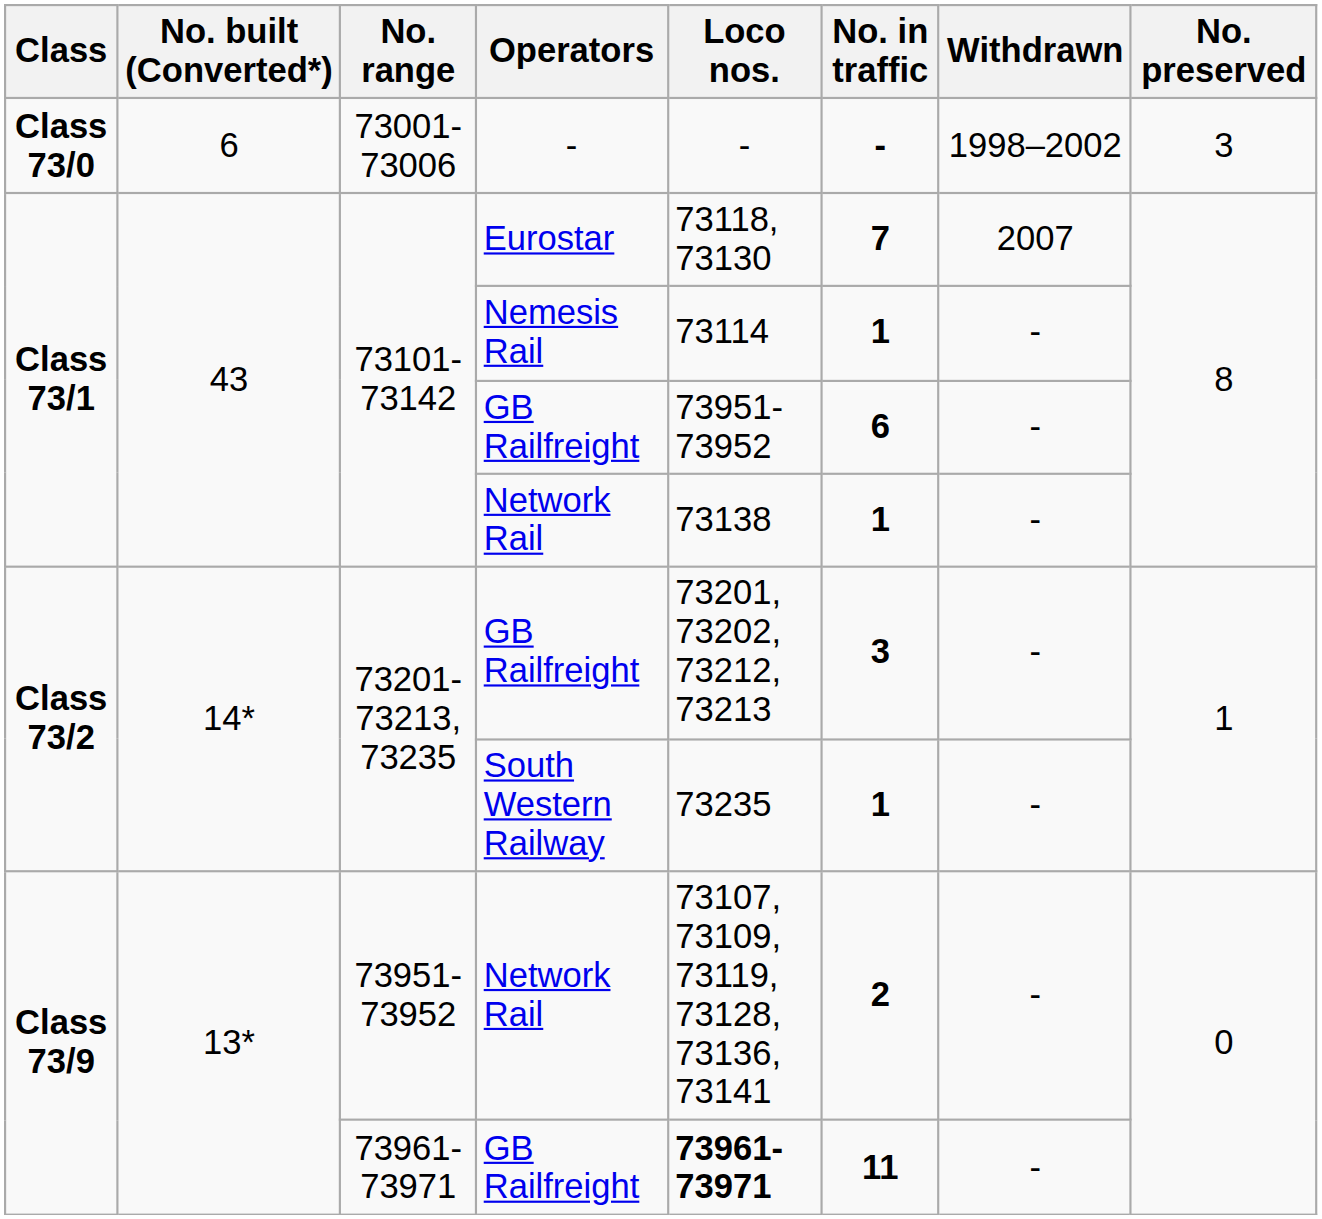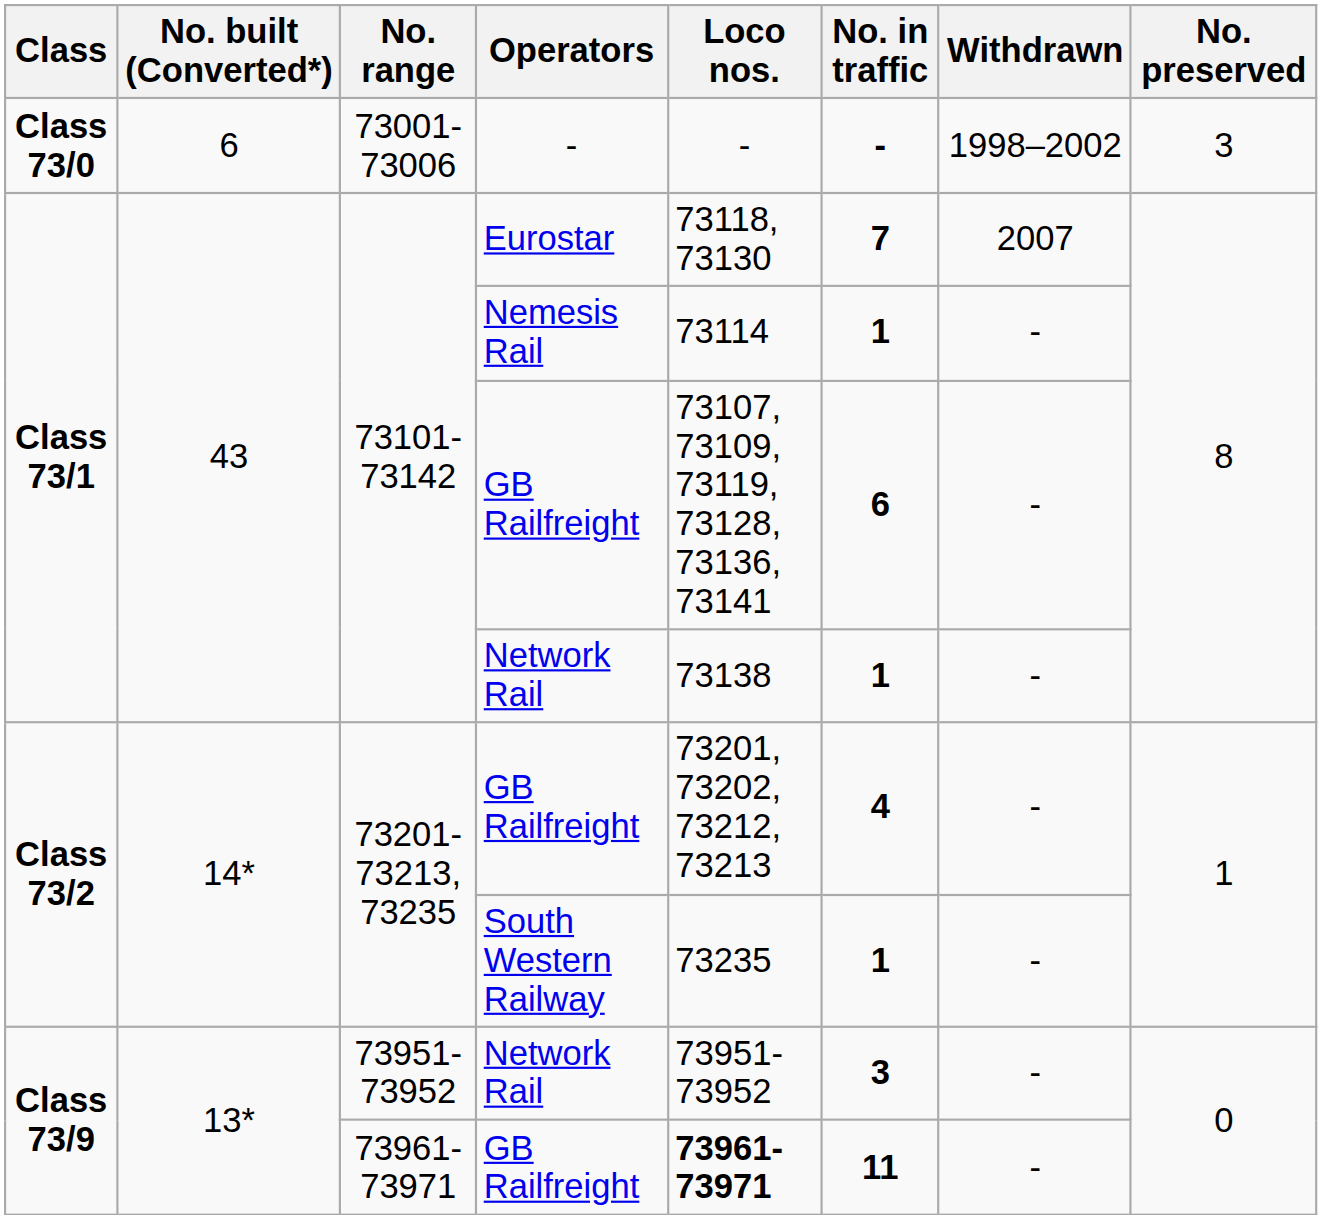(729, 426) 73951-73952 -> (728, 503) 73107, 73109, 73119, 73128, 73136, 73141
(880, 652) 3 -> (880, 807) 4
(728, 995) 73107, 73109, 73119, 73128, 73136, 73141 -> (729, 1073) 73951-73952
(880, 995) 2 -> (880, 1073) 3
